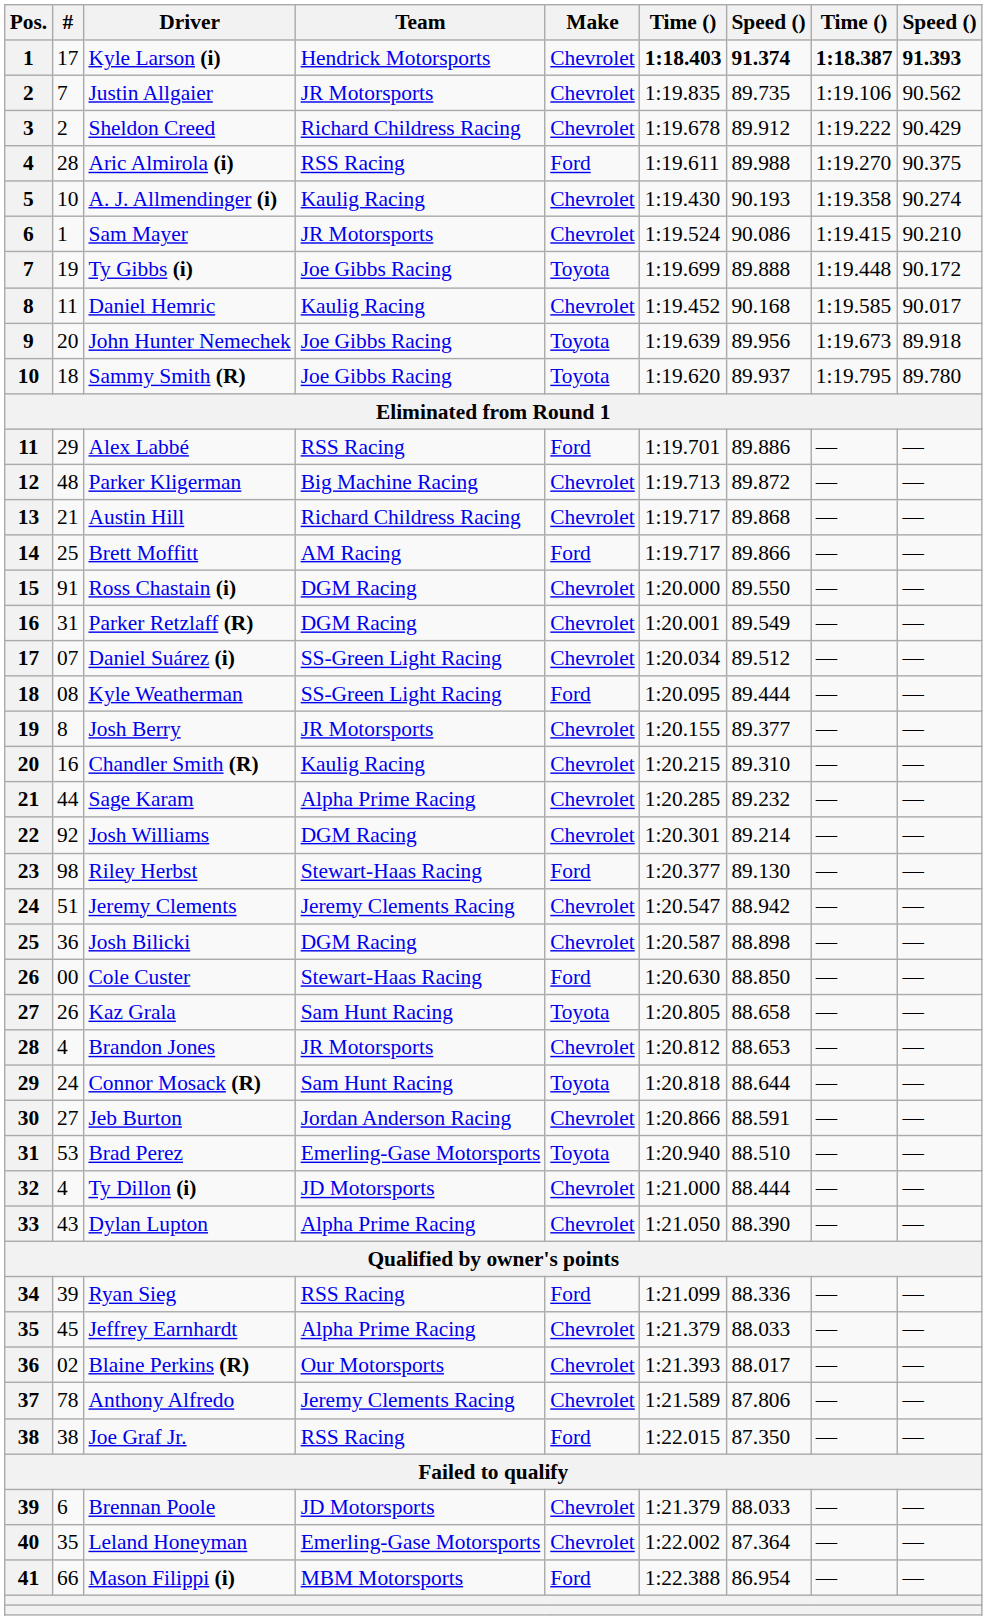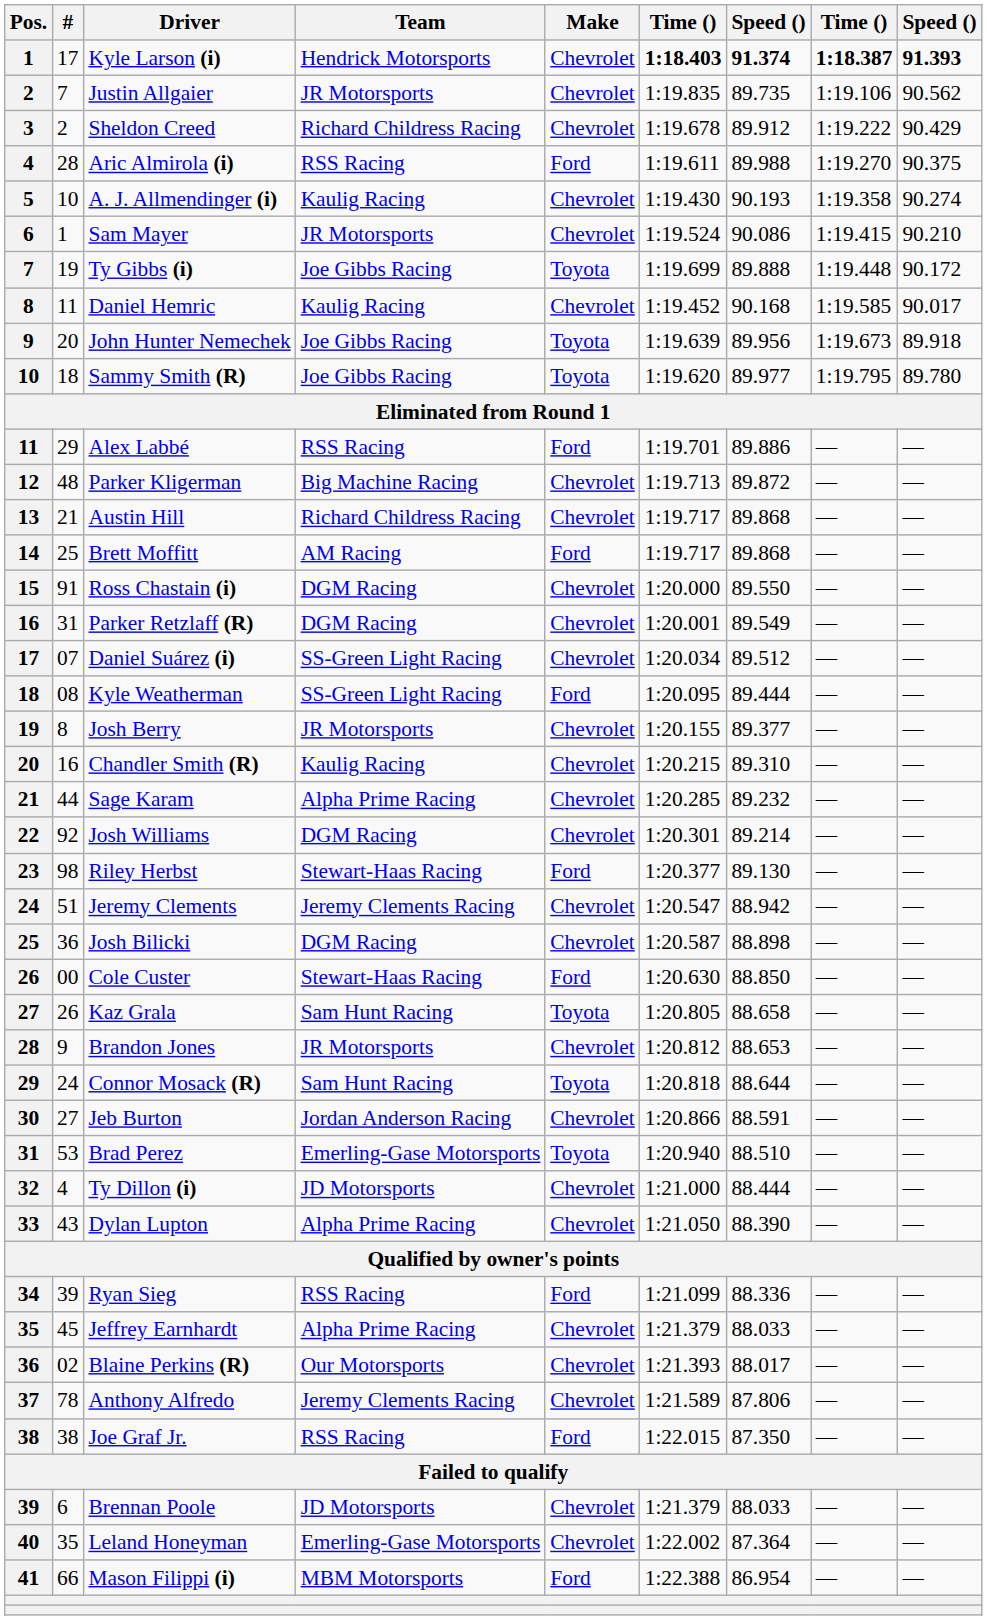(761, 375) 89.937 -> (761, 375) 89.977
(761, 552) 89.866 -> (761, 552) 89.868
(62, 1047) 4 -> (62, 1047) 9
